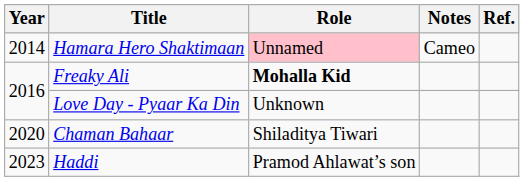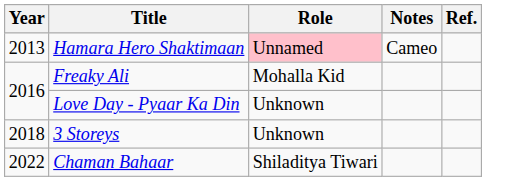(27, 47) 2014 -> (27, 47) 2013
(302, 76) bold -> (299, 76) normal
+ row: (86, 133)
(27, 133) 2020 -> (27, 162) 2022
- row: (76, 162)
